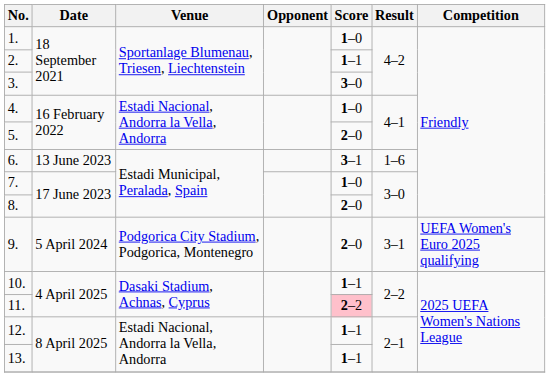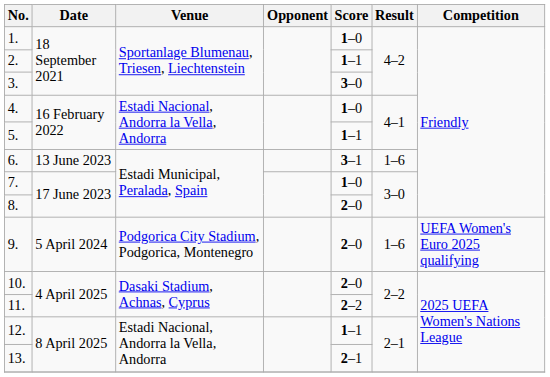(351, 135) 2–0 -> (351, 135) 1–1
(394, 244) 3–1 -> (394, 244) 1–6
(351, 283) 1–1 -> (351, 283) 2–0
(351, 305) pink background -> (351, 305) no background
(351, 357) 1–1 -> (351, 357) 2–1
